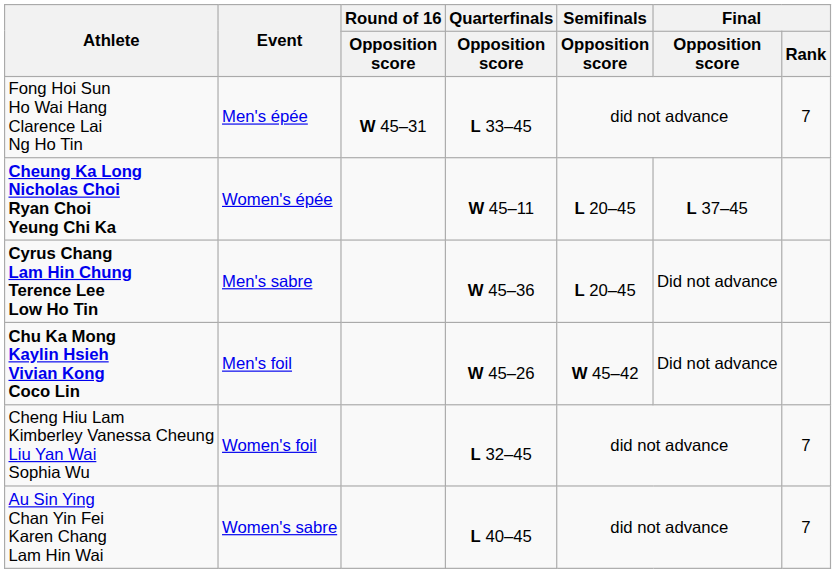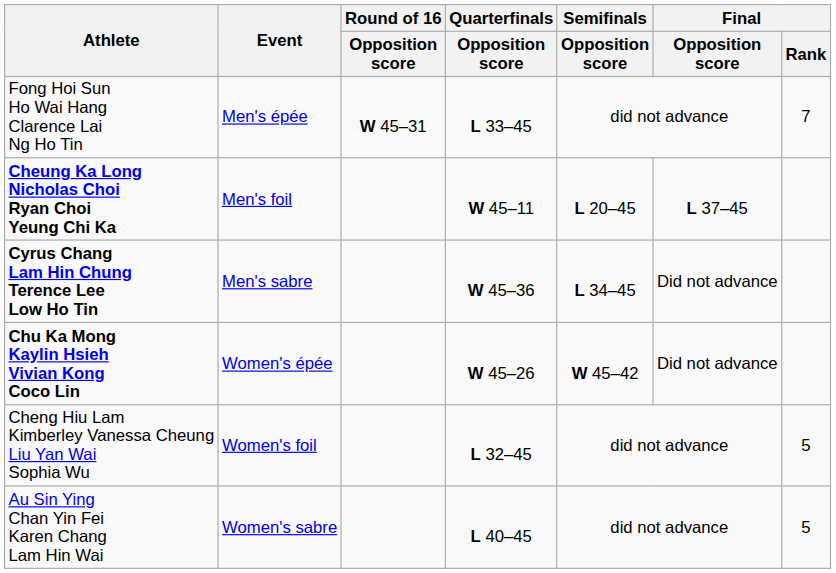(277, 199) Women's épée -> (257, 199) Men's foil
(605, 291) L 20–45 -> (605, 291) L 34–45
(257, 364) Men's foil -> (277, 364) Women's épée
(806, 446) 7 -> (806, 446) 5
(806, 528) 7 -> (806, 528) 5
